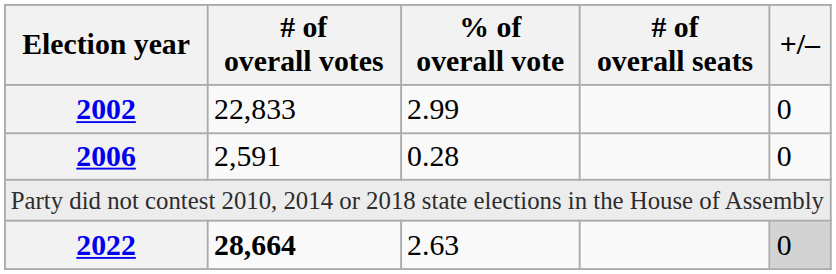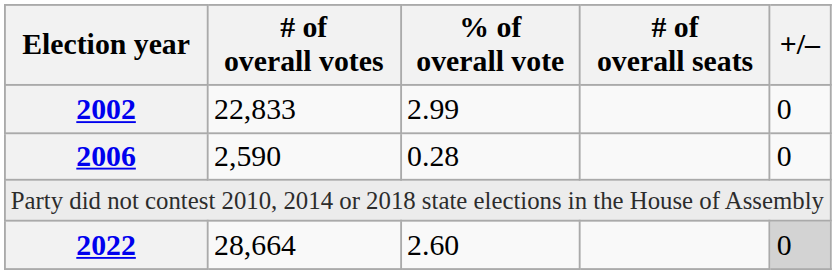(248, 155) 2,591 -> (248, 155) 2,590
(255, 244) bold -> (255, 244) normal
(433, 244) 2.63 -> (433, 244) 2.60
